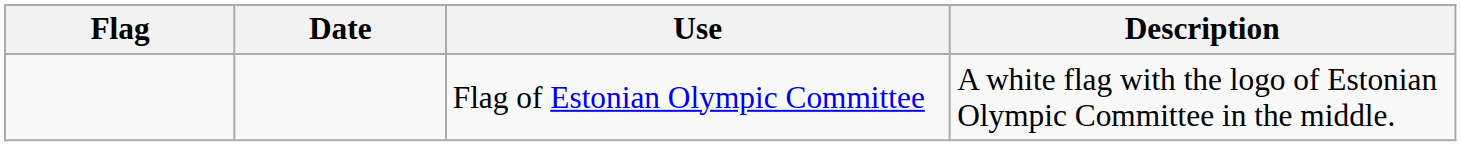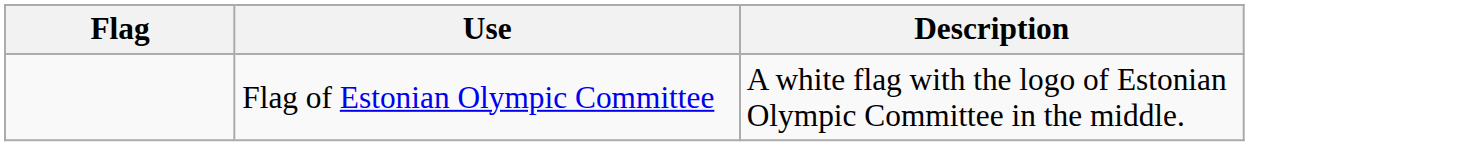- column: (340, 29)
